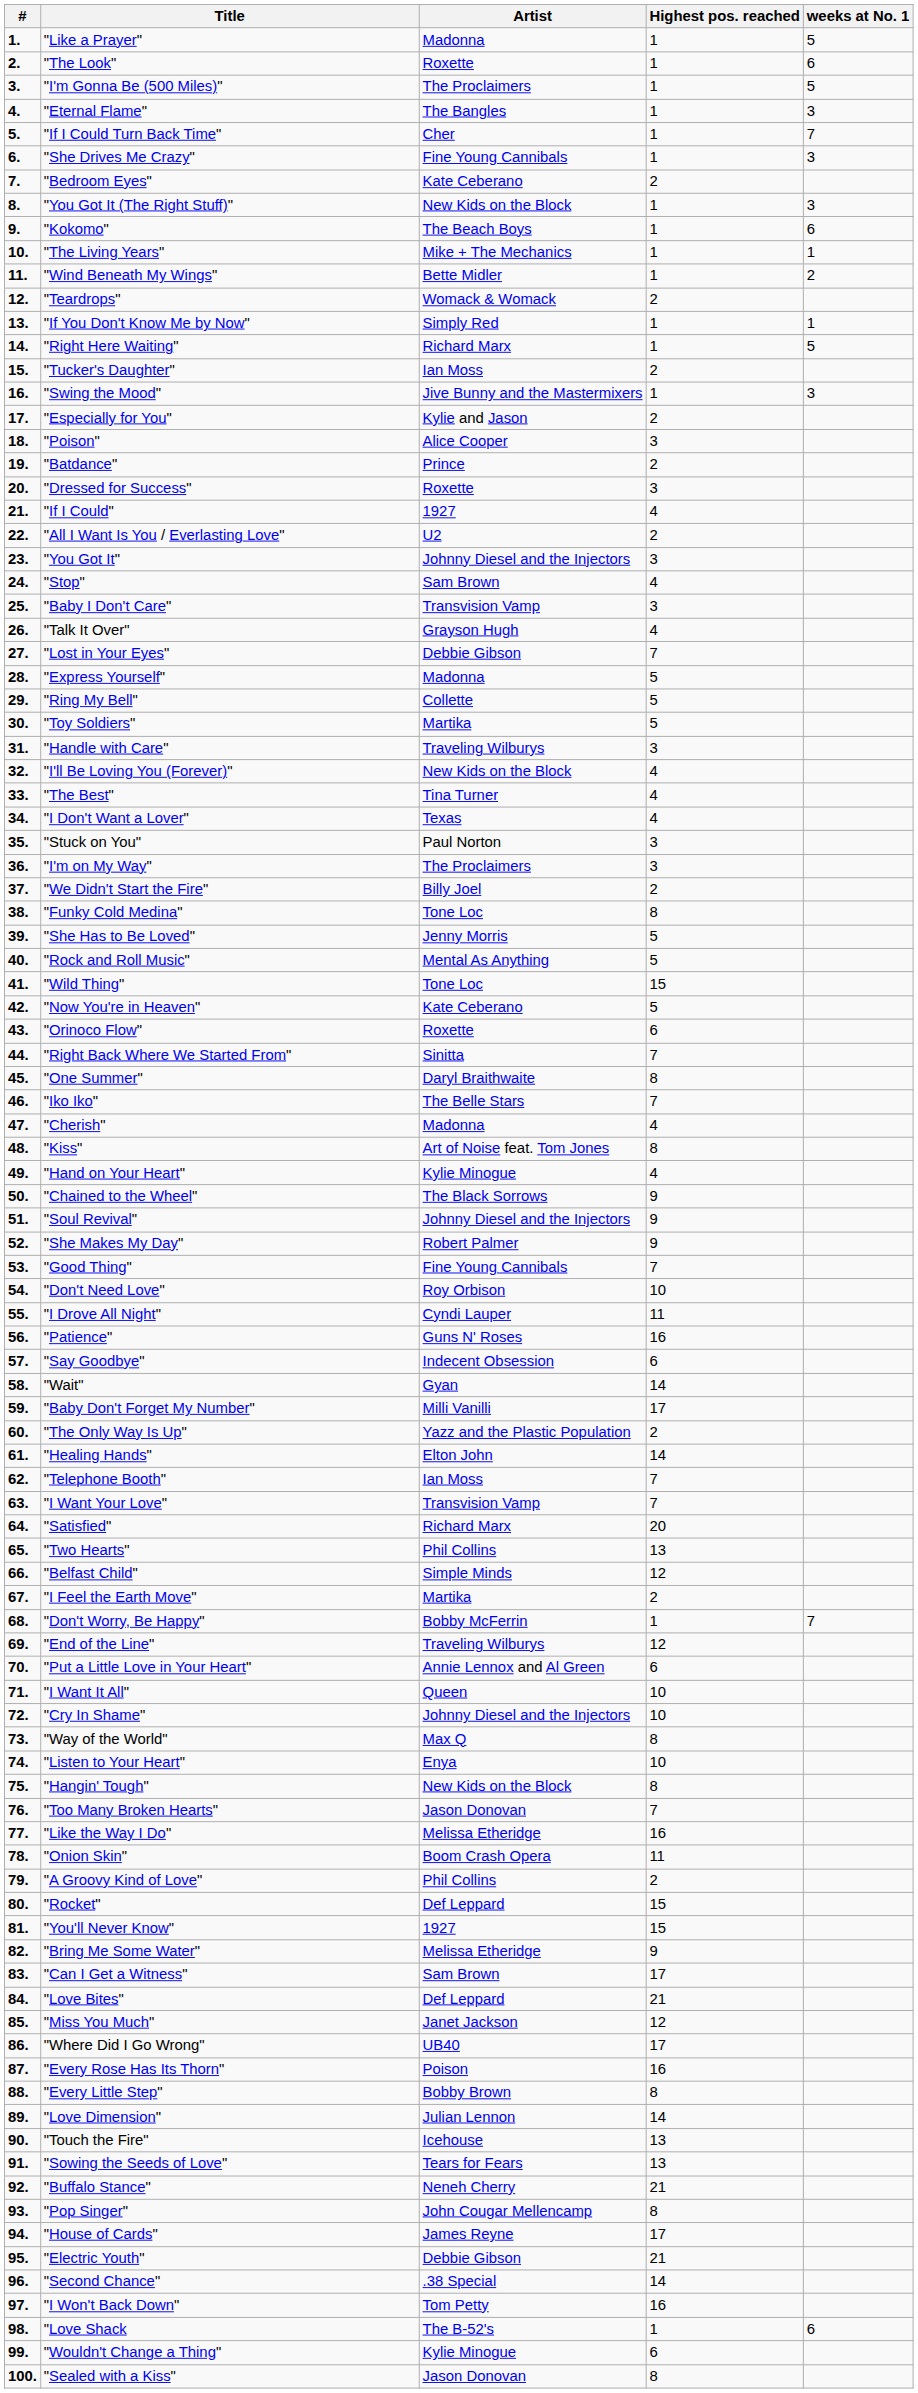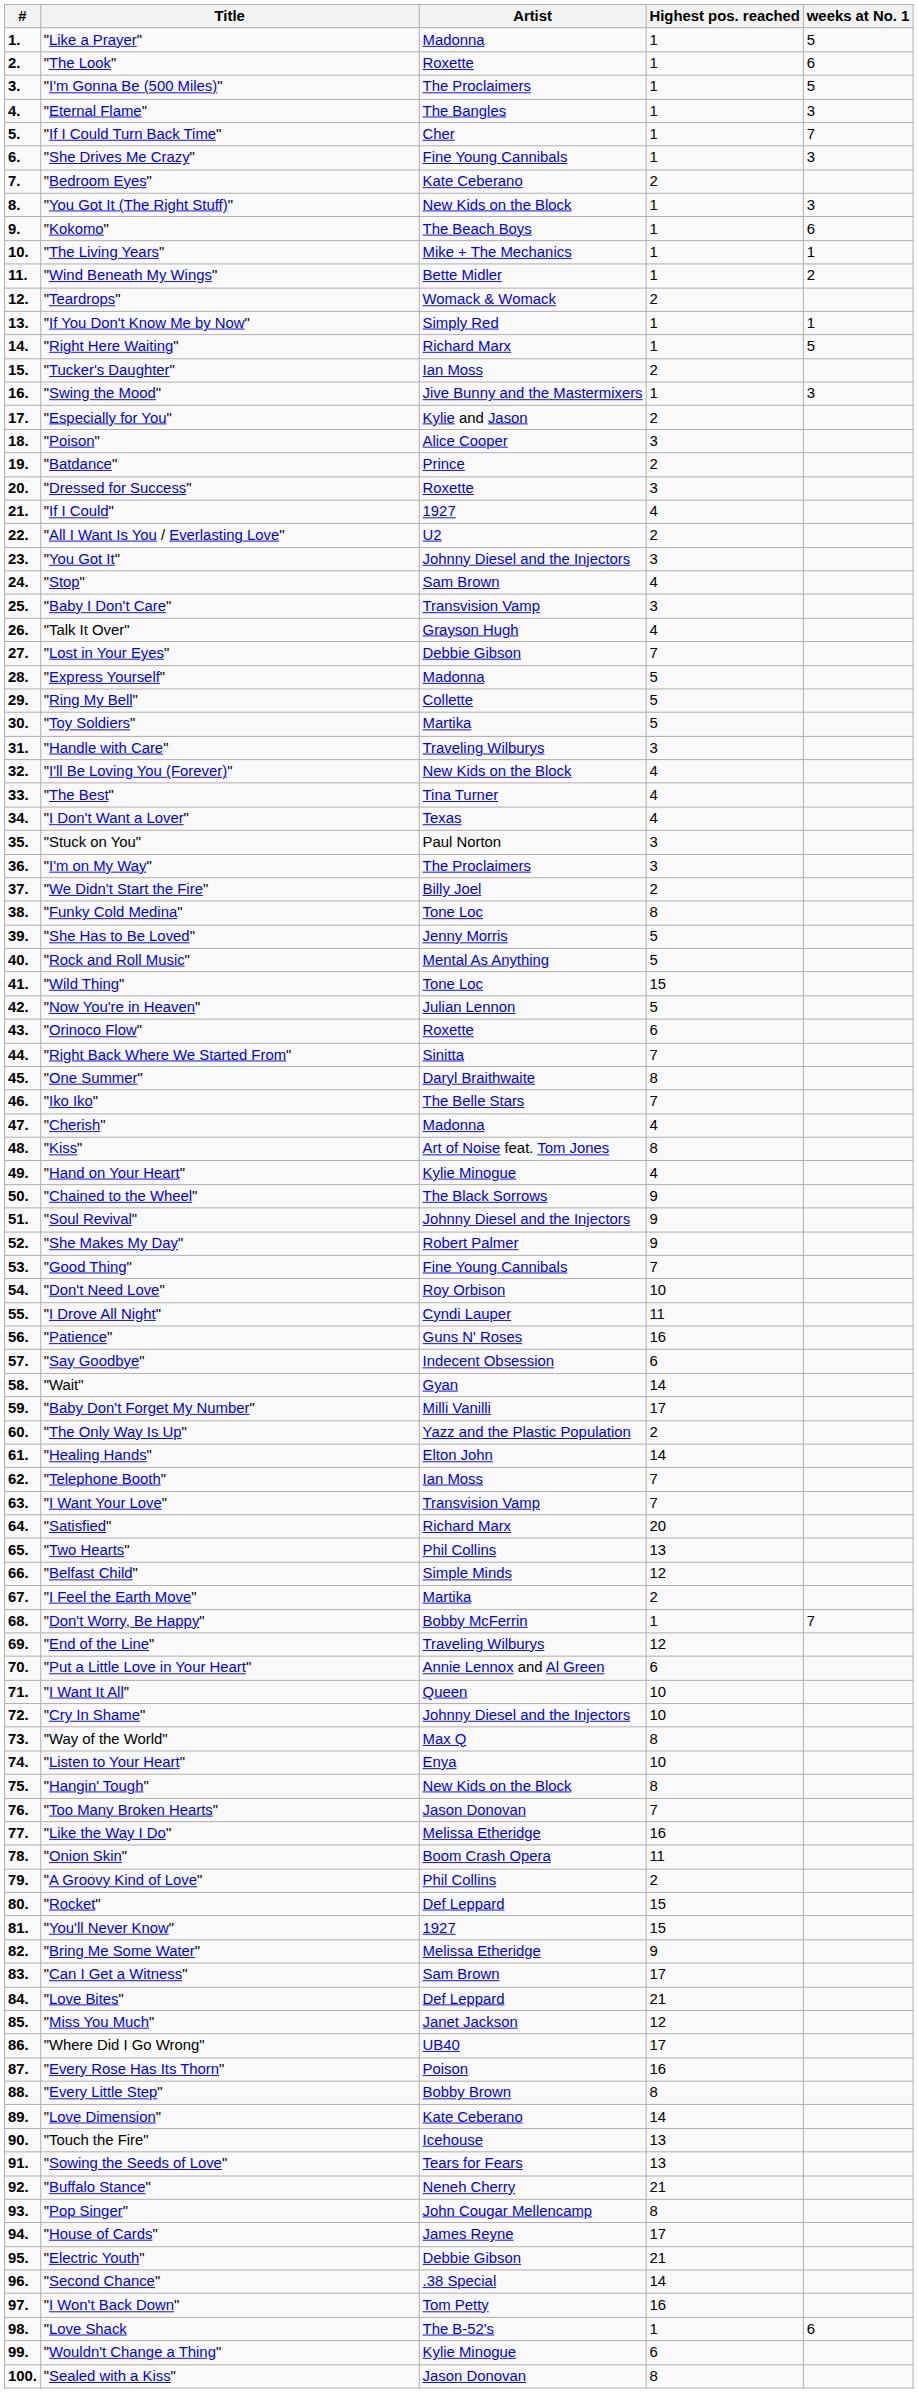(473, 1007) Kate Ceberano -> (469, 1007) Julian Lennon
(469, 2116) Julian Lennon -> (473, 2116) Kate Ceberano
